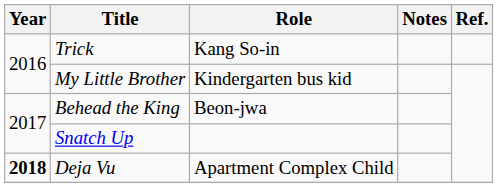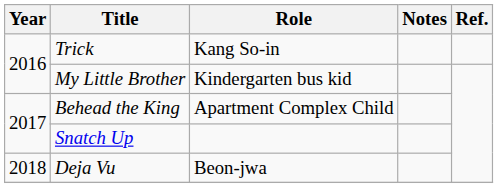(230, 108) Beon-jwa -> (294, 108) Apartment Complex Child
(28, 167) bold -> (28, 167) normal
(294, 167) Apartment Complex Child -> (230, 167) Beon-jwa
